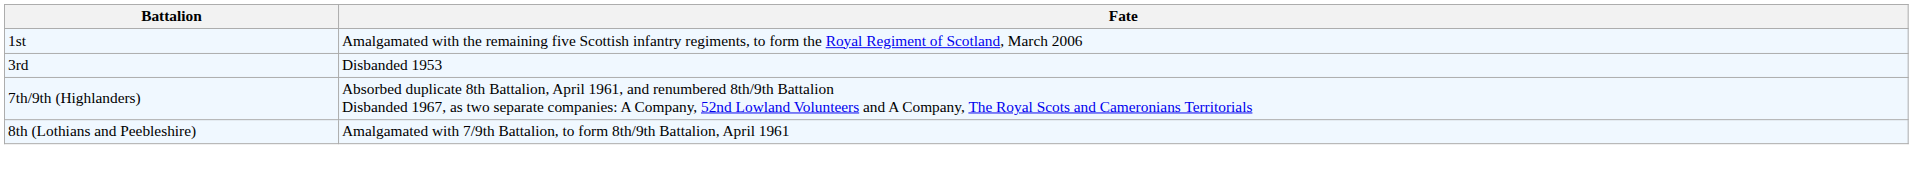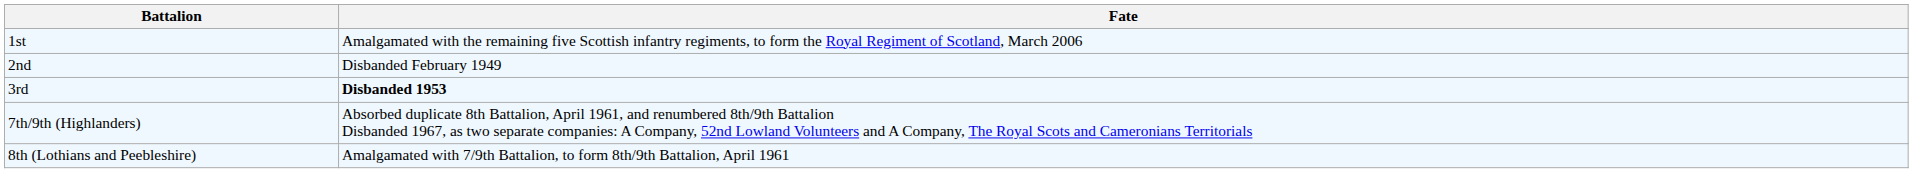+ row: (20, 65)
(392, 65) normal -> (394, 89) bold
